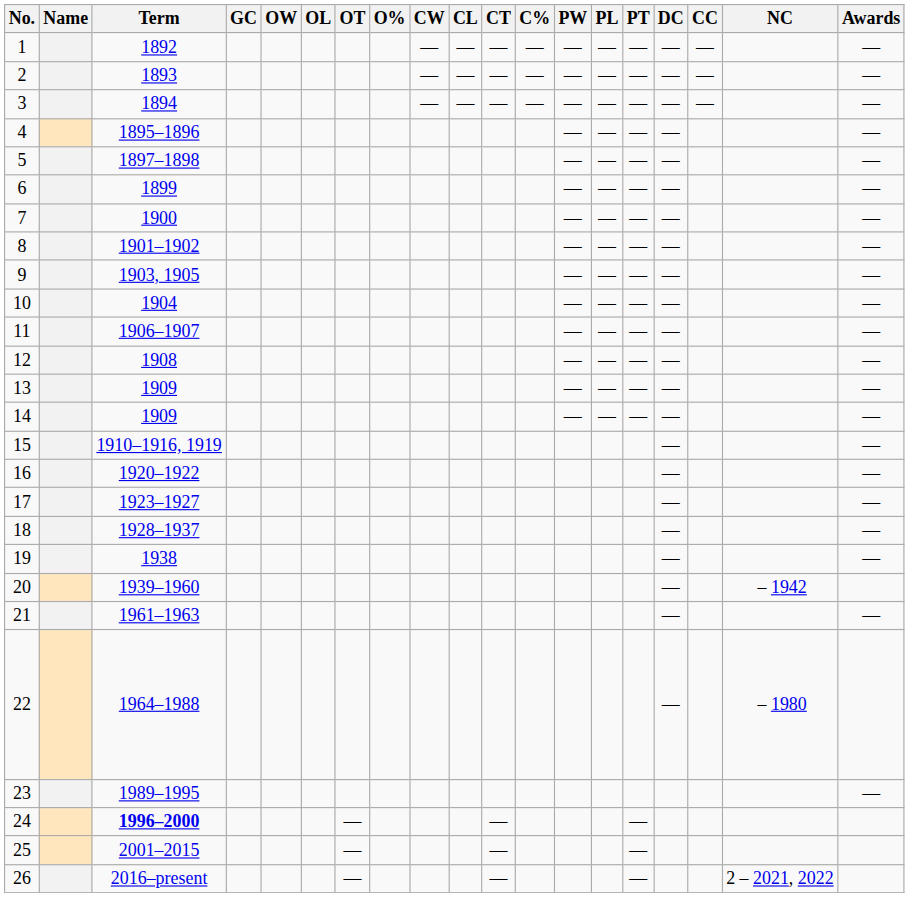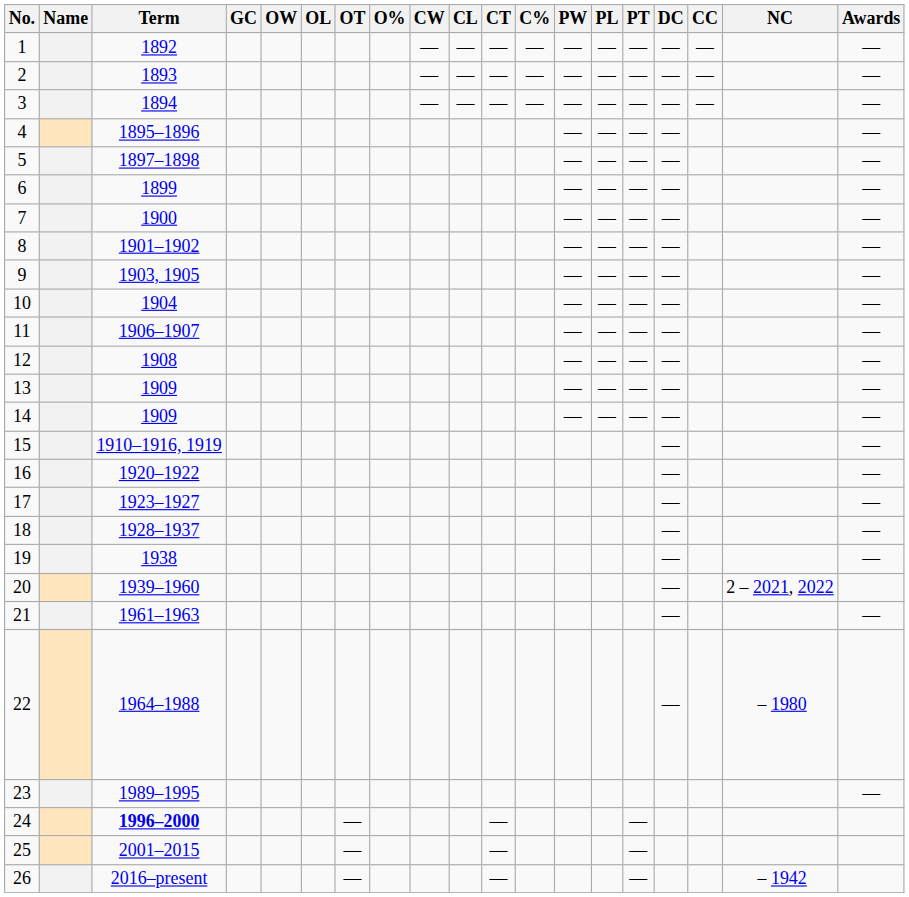(780, 587) – 1942 -> (780, 587) 2 – 2021, 2022
(780, 878) 2 – 2021, 2022 -> (780, 878) – 1942
